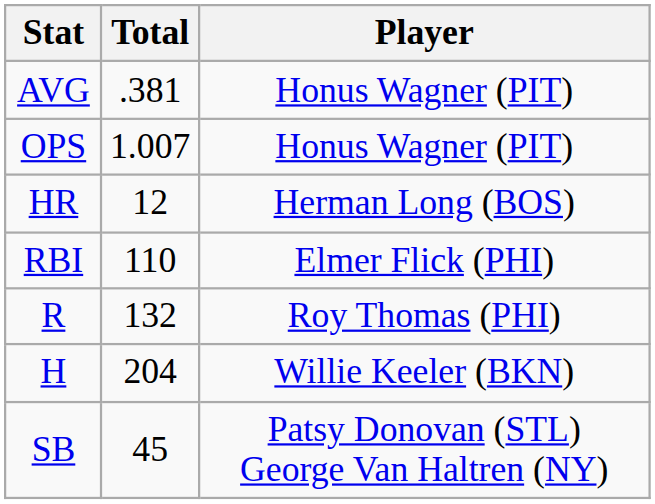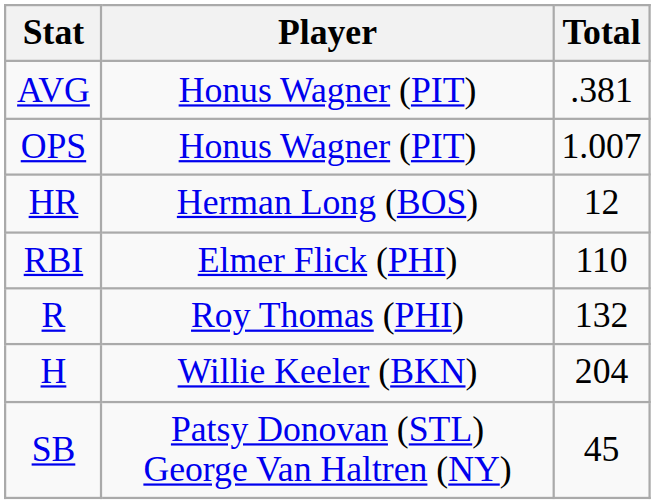columns swapped: (424, 32) <-> (150, 32)
